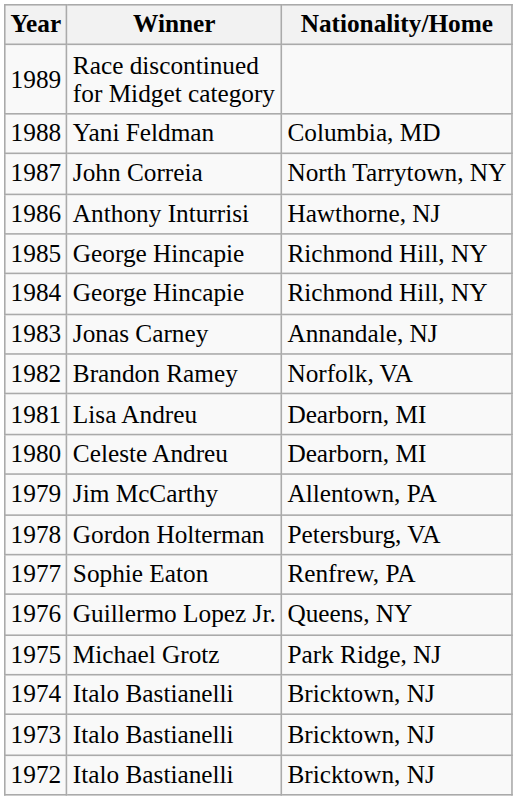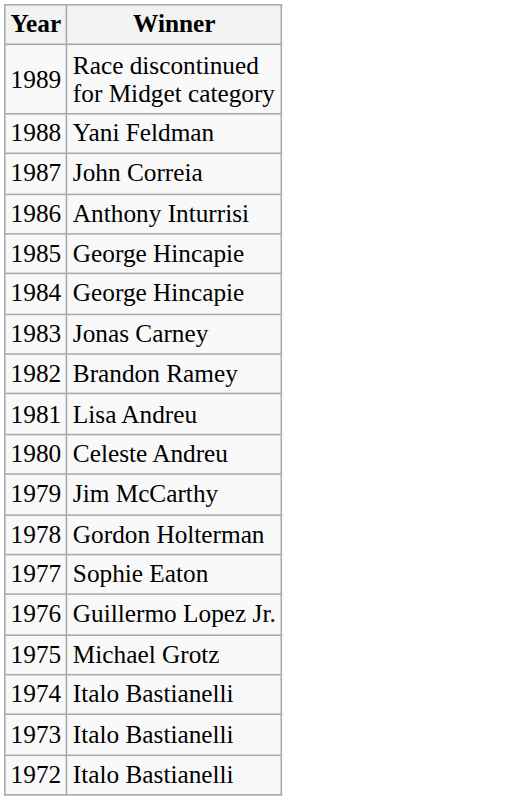- column: (397, 24)
